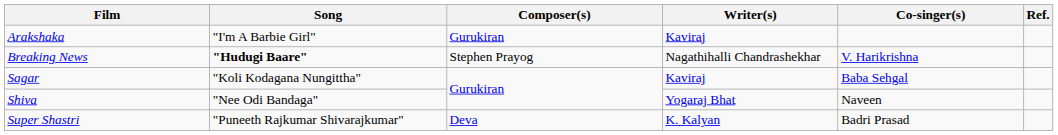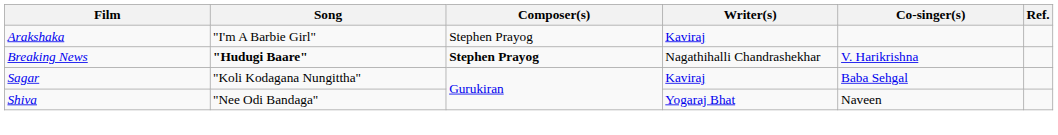(477, 36) Gurukiran -> (491, 36) Stephen Prayog
(491, 57) normal -> (494, 57) bold
- row: (43, 120)
